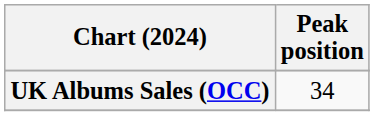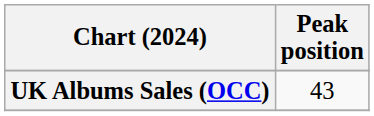(322, 90) 34 -> (322, 90) 43
